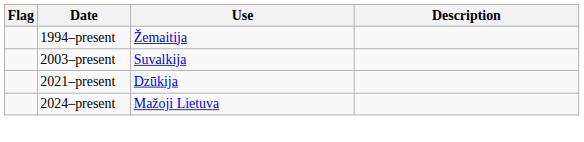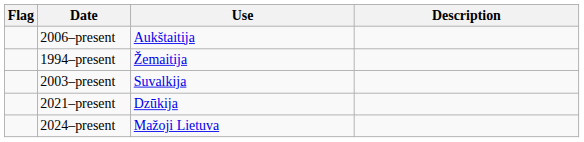+ row: (78, 37)
